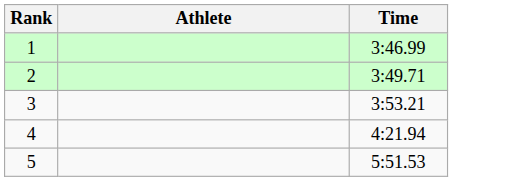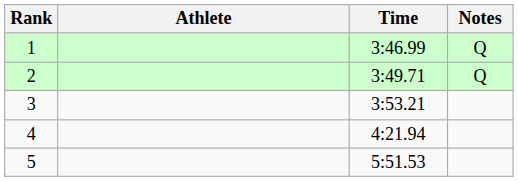+ column: (480, 18)
